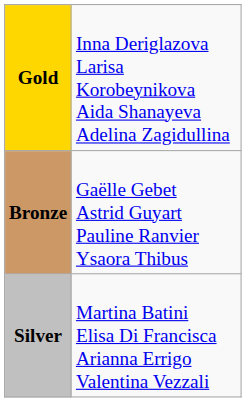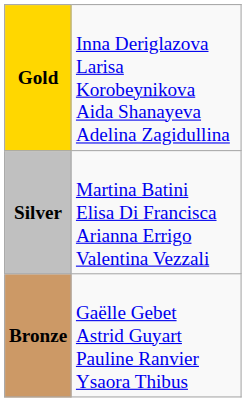rows swapped: (38, 334) <-> (38, 211)
